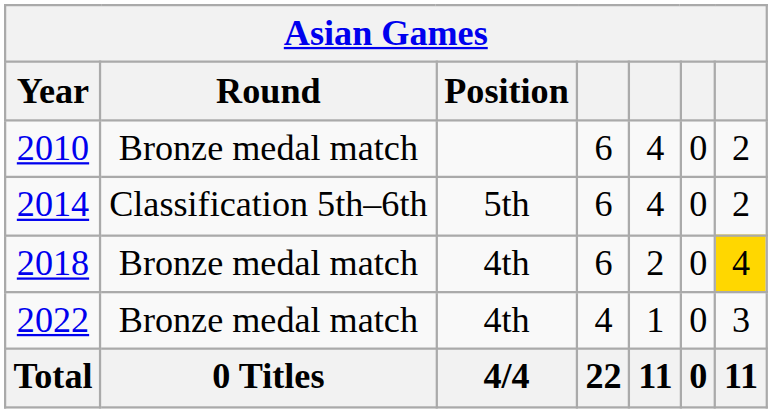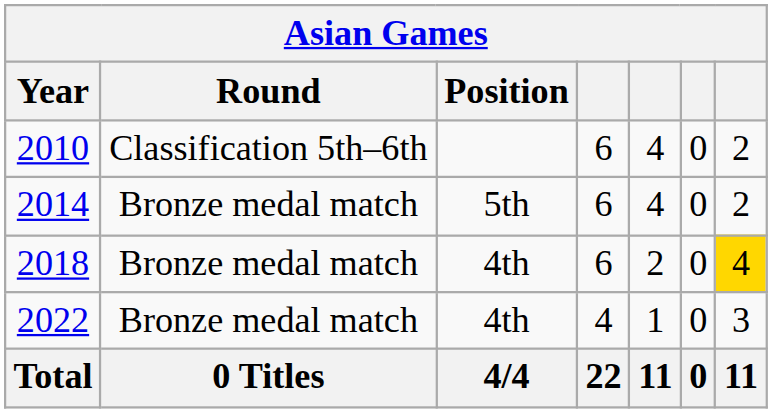(268, 147) Bronze medal match -> (268, 147) Classification 5th–6th
(268, 205) Classification 5th–6th -> (268, 205) Bronze medal match
